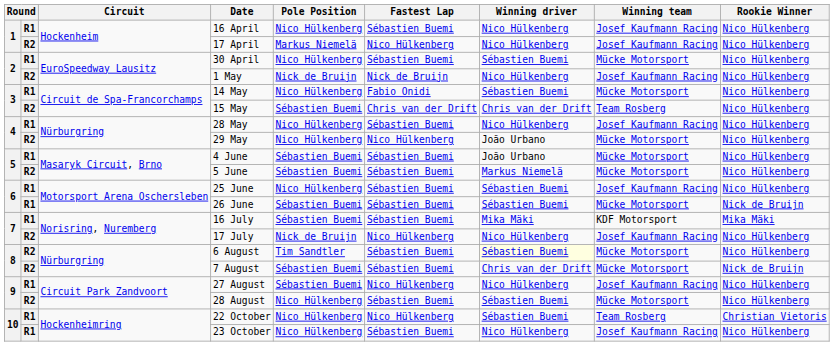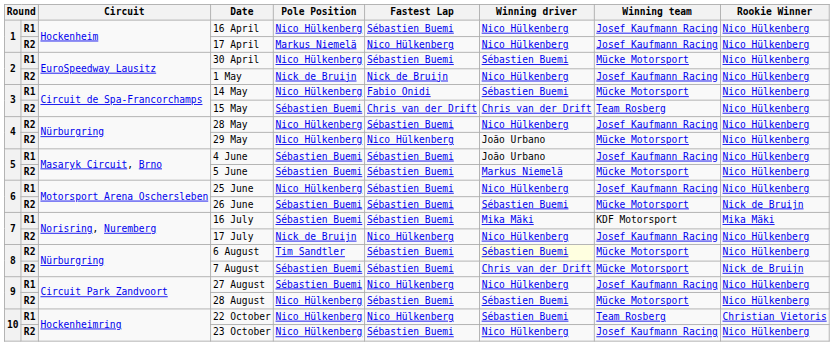(30, 125) R1 -> (30, 125) R2
(643, 157) Mücke Motorsport -> (657, 157) Josef Kaufmann Racing
(525, 189) Sébastien Buemi -> (525, 189) Nico Hülkenberg
(30, 205) R1 -> (30, 205) R2
(30, 333) R1 -> (30, 333) R2
